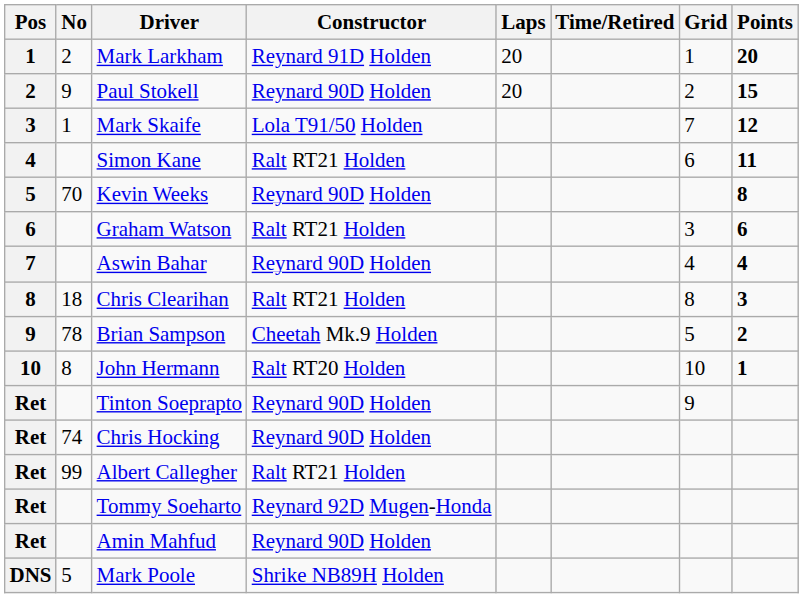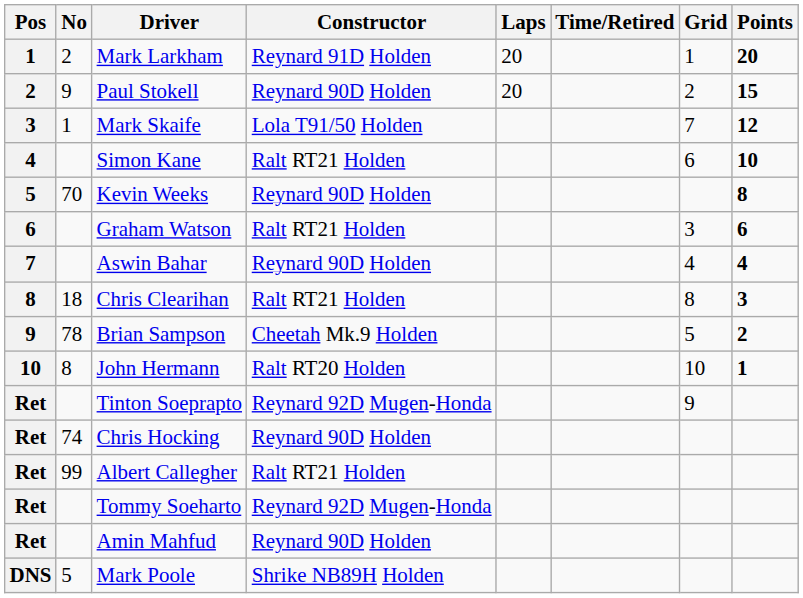(747, 160) 11 -> (748, 160) 10
(341, 402) Reynard 90D Holden -> (372, 402) Reynard 92D Mugen-Honda
